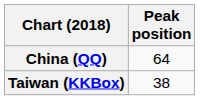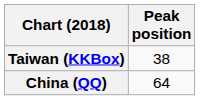rows swapped: (66, 58) <-> (66, 82)
